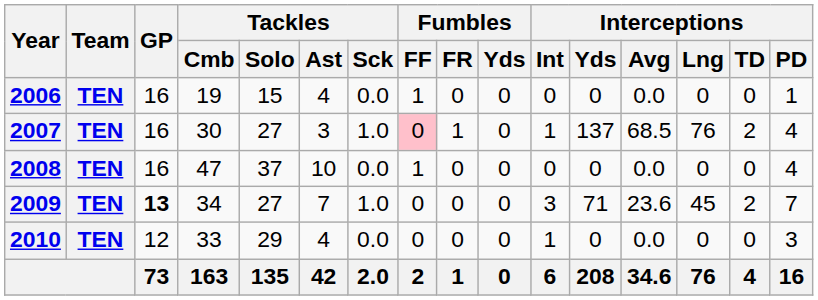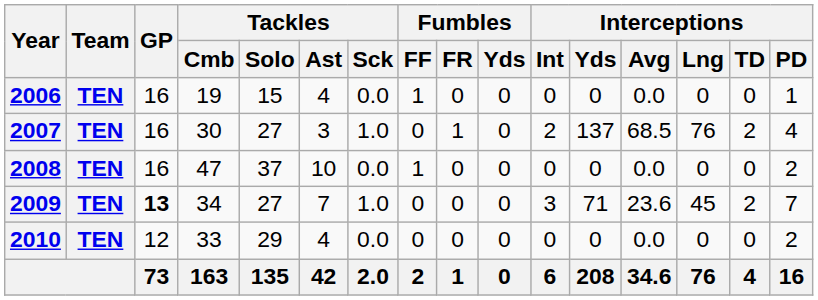(418, 131) pink background -> (418, 131) no background
(550, 131) 1 -> (550, 131) 2
(791, 167) 4 -> (791, 167) 2
(550, 240) 1 -> (550, 240) 0
(791, 240) 3 -> (791, 240) 2
